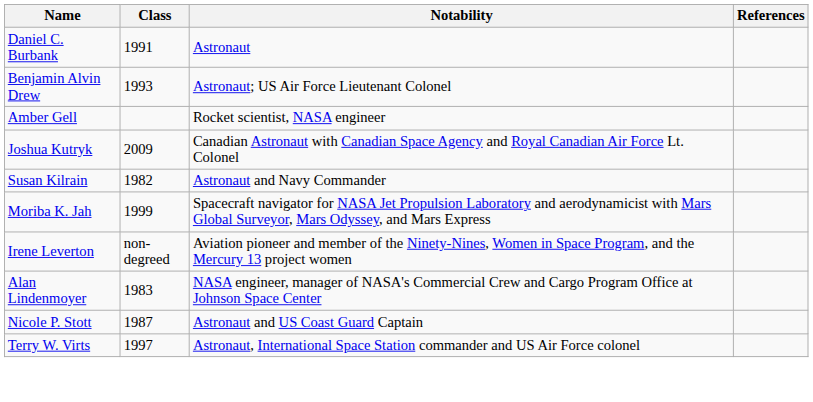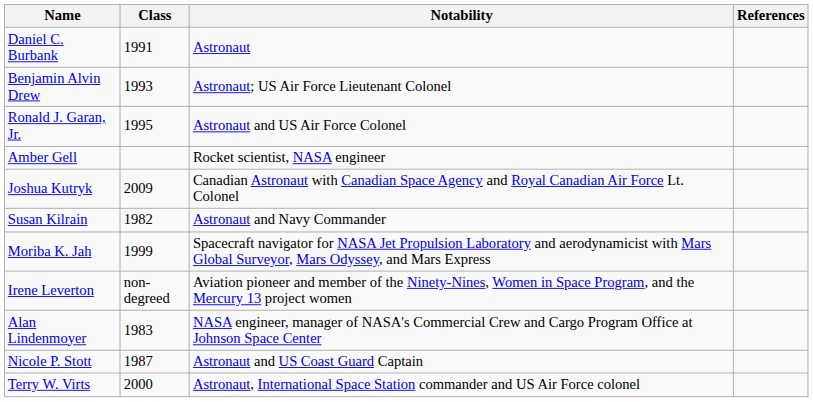+ row: (57, 126)
(138, 345) 1997 -> (138, 384) 2000
